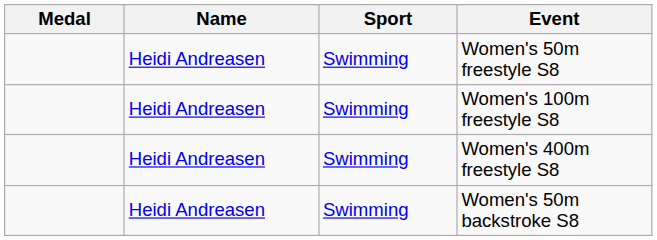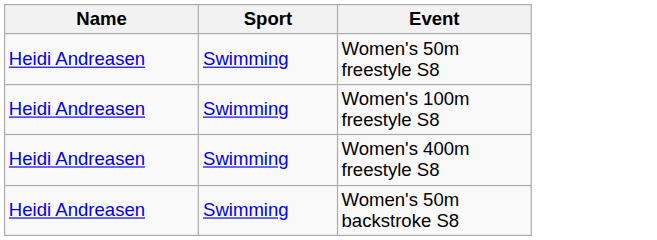- column: (65, 19)
